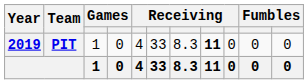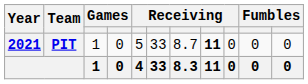(24, 45) 2019 -> (24, 45) 2021
(139, 45) 4 -> (139, 45) 5
(185, 45) 8.3 -> (185, 45) 8.7
